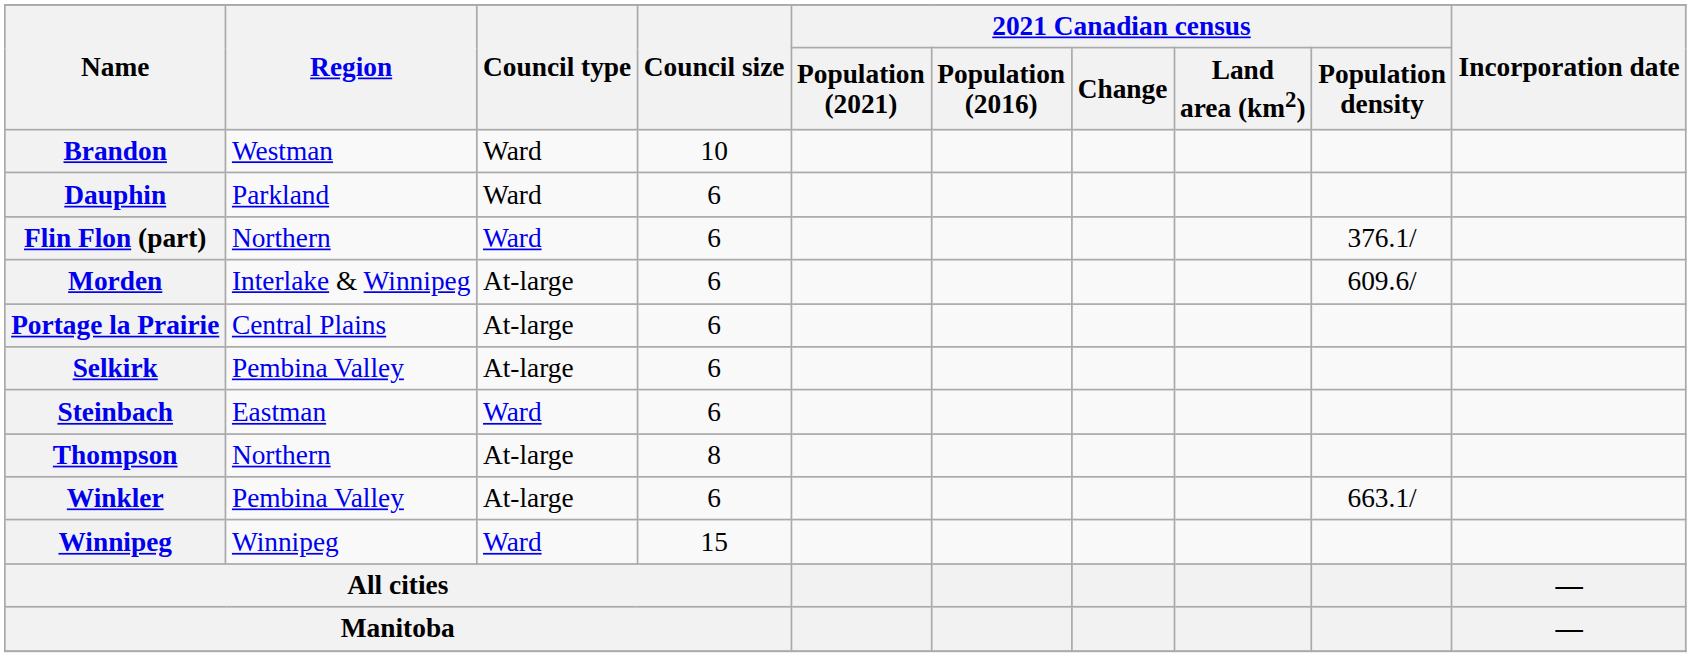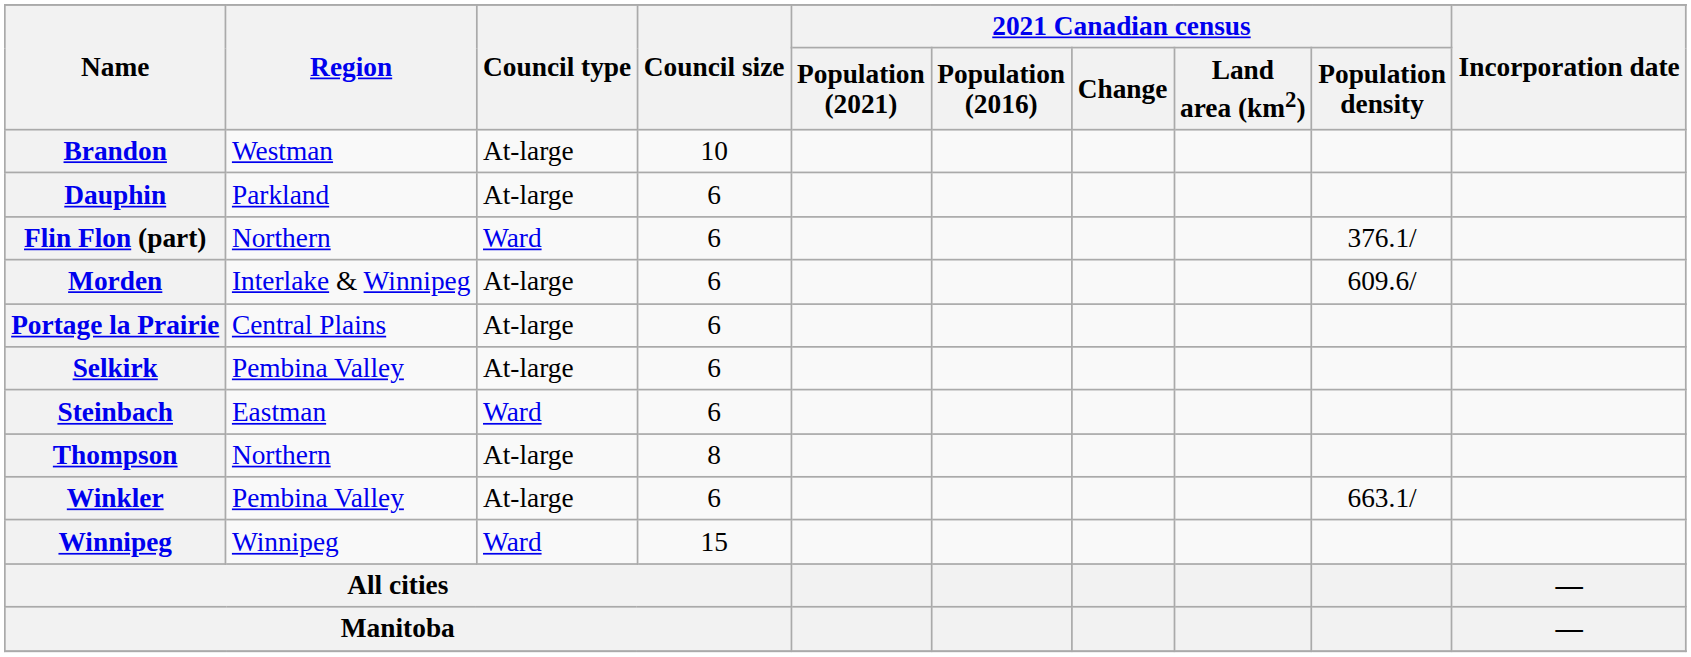(512, 151) Ward -> (528, 151) At-large
(512, 194) Ward -> (528, 194) At-large
